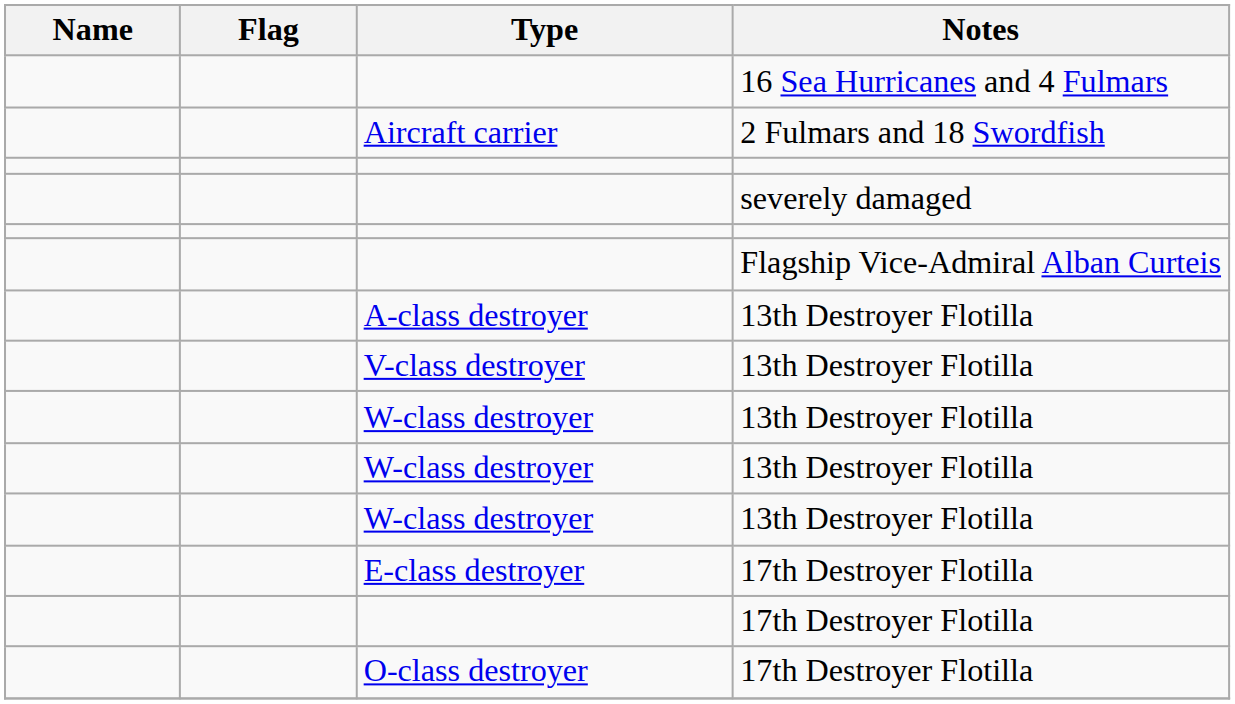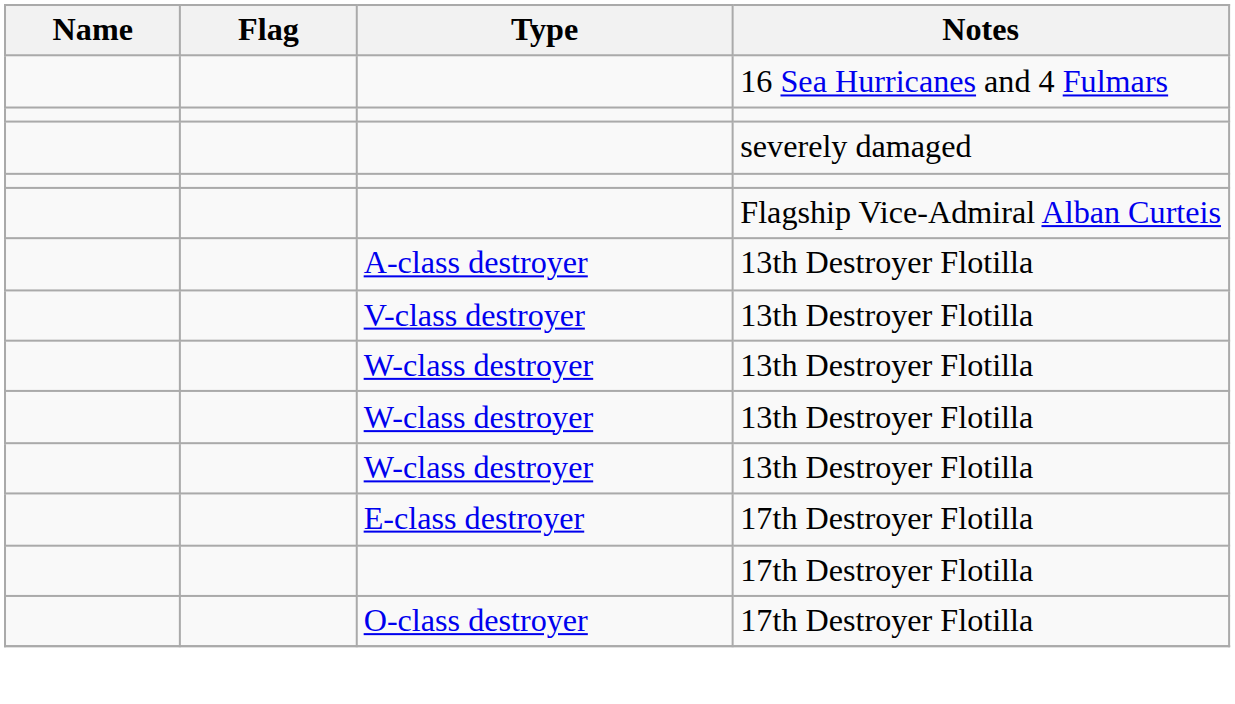- row: (461, 132)
